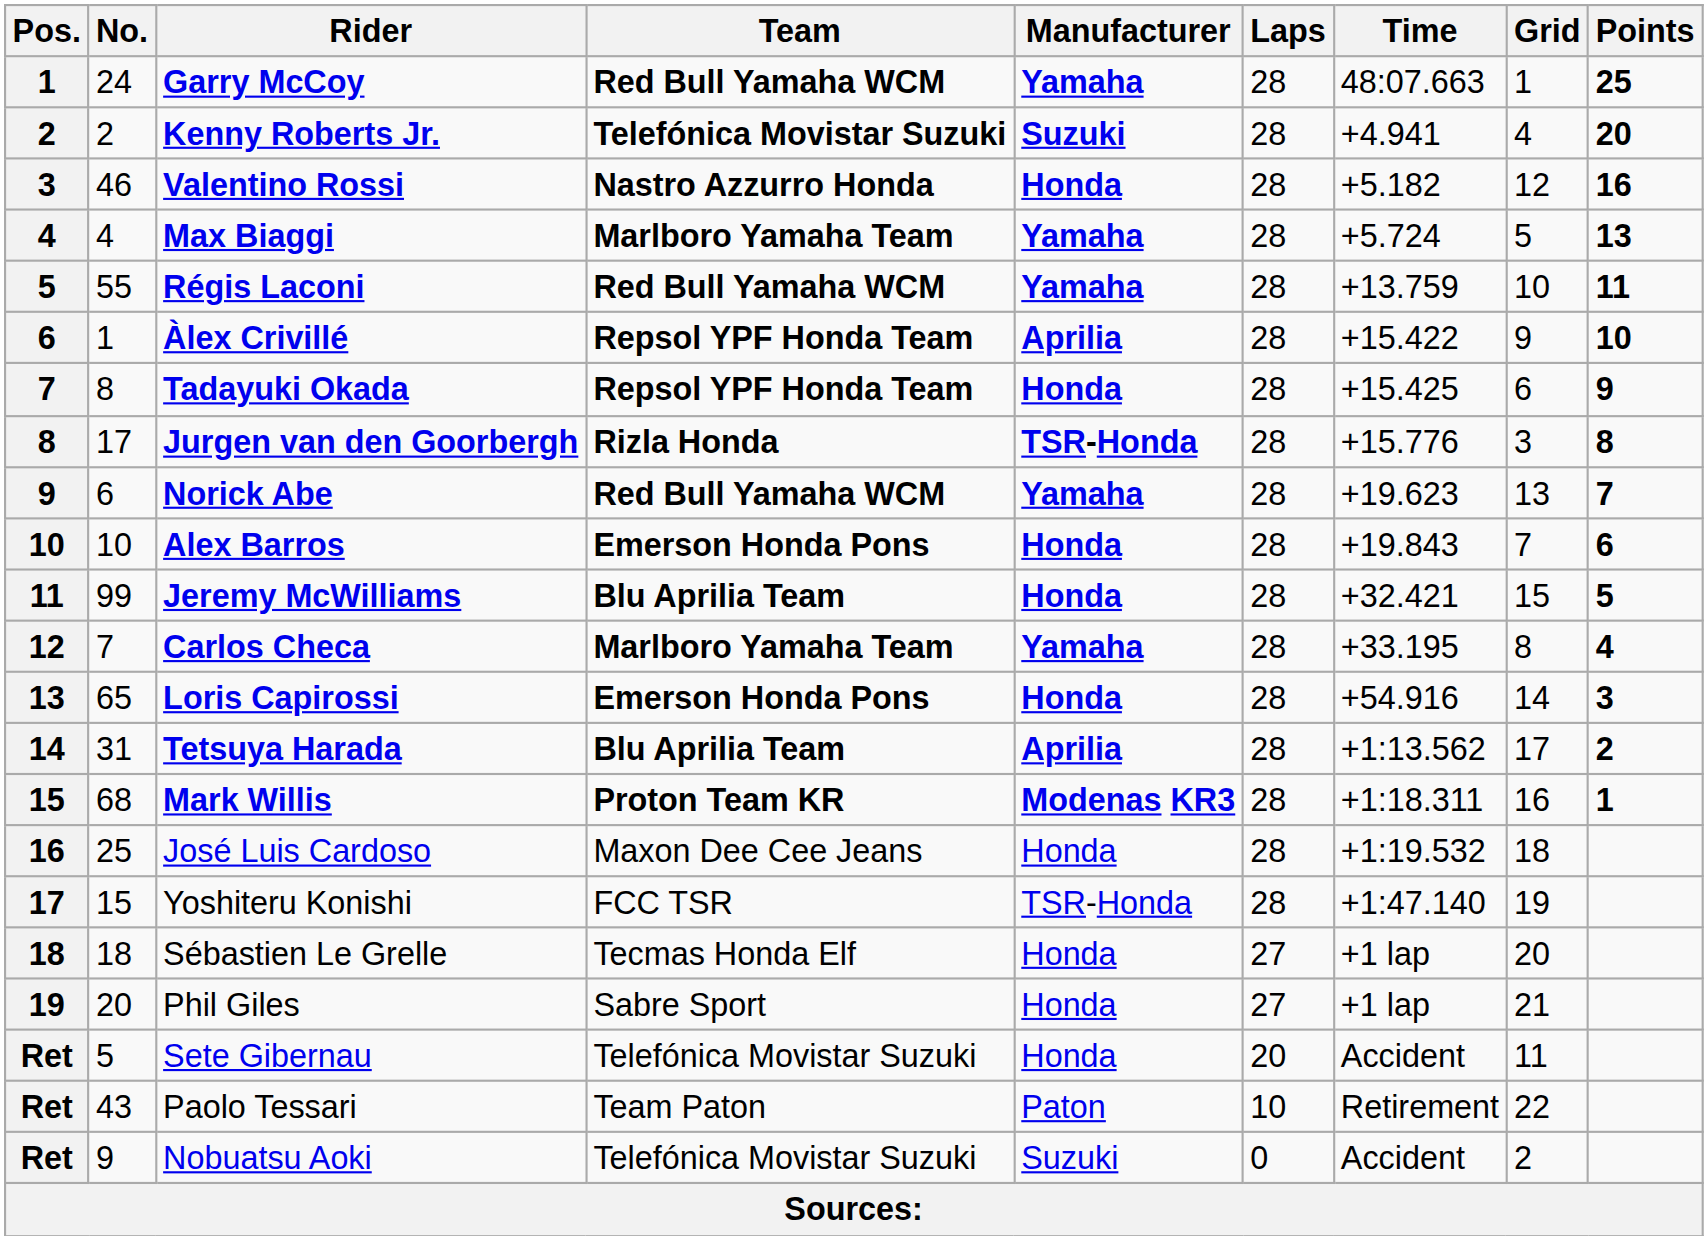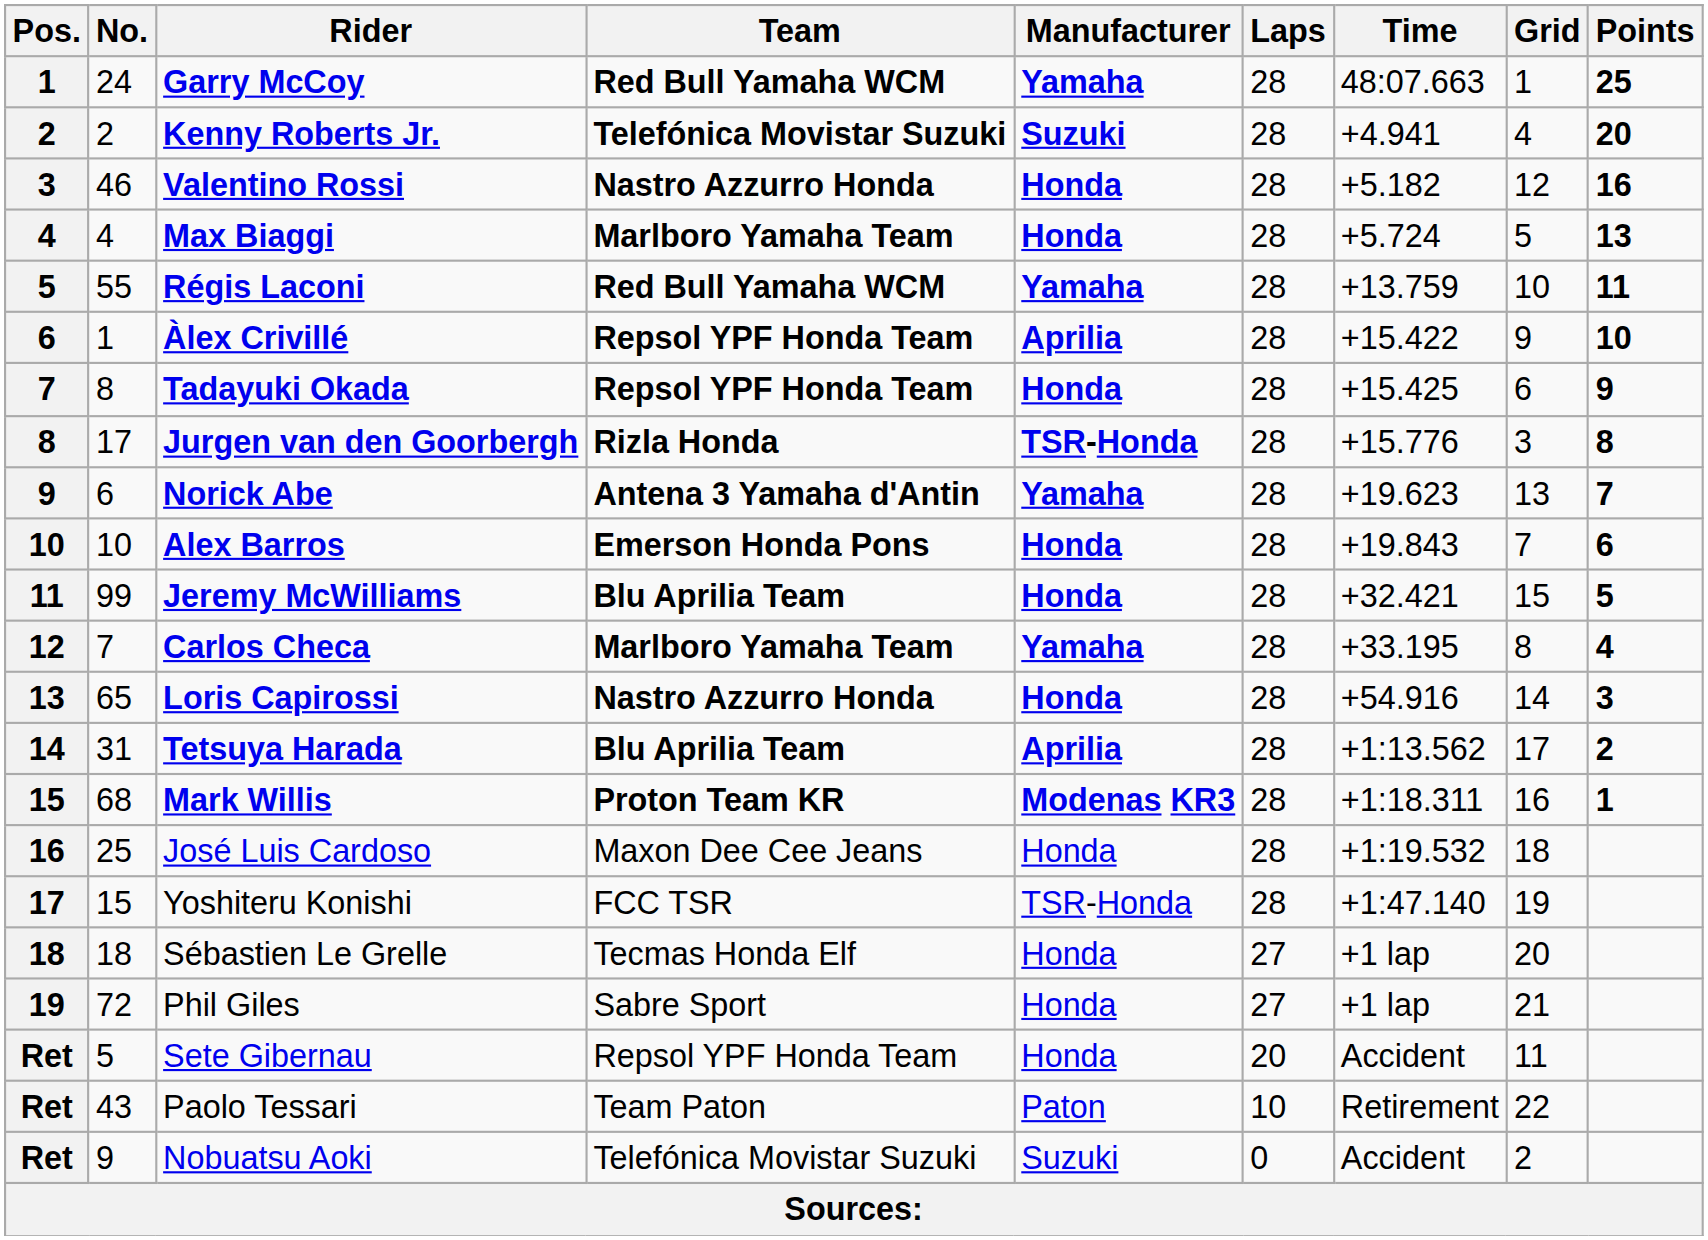(1082, 236) Yamaha -> (1072, 236) Honda
(769, 492) Red Bull Yamaha WCM -> (787, 492) Antena 3 Yamaha d'Antin
(761, 697) Emerson Honda Pons -> (764, 697) Nastro Azzurro Honda
(114, 1005) 20 -> (114, 1005) 72
(785, 1056) Telefónica Movistar Suzuki -> (775, 1056) Repsol YPF Honda Team
